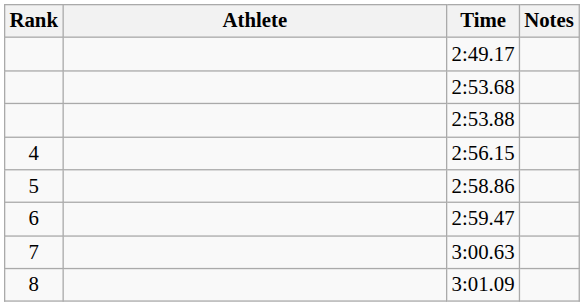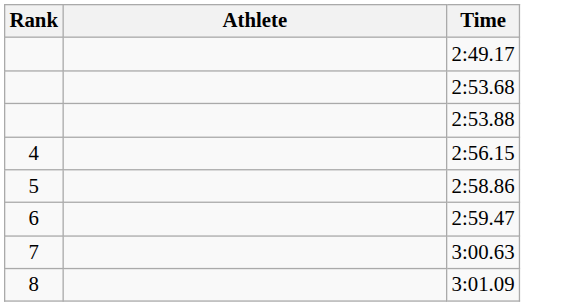- column: (549, 20)
